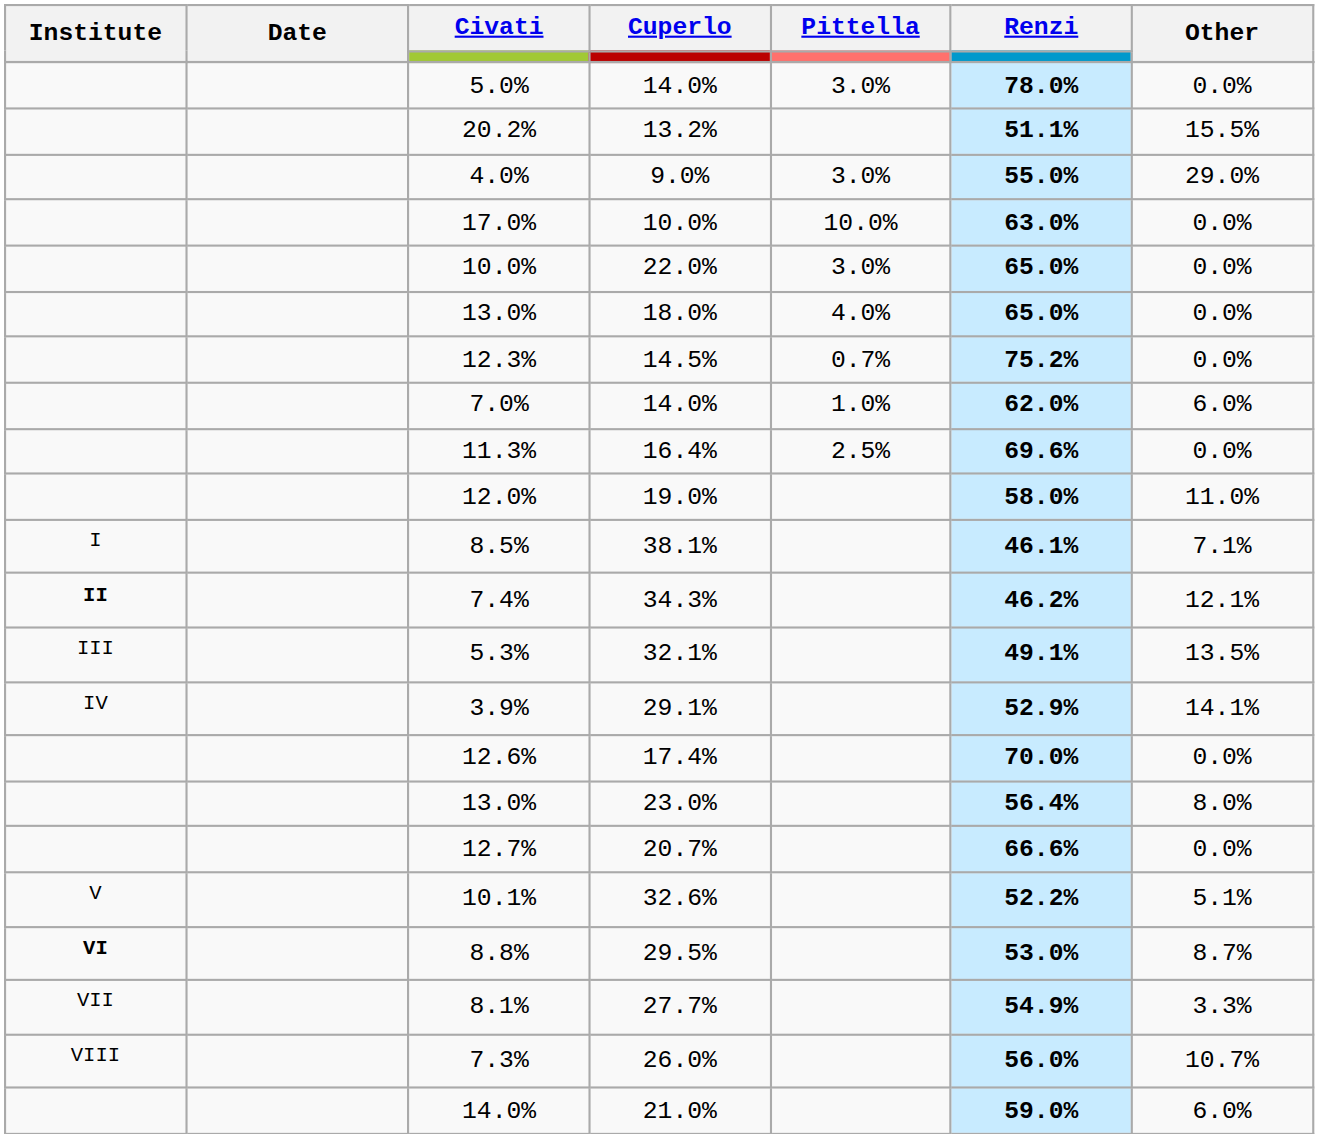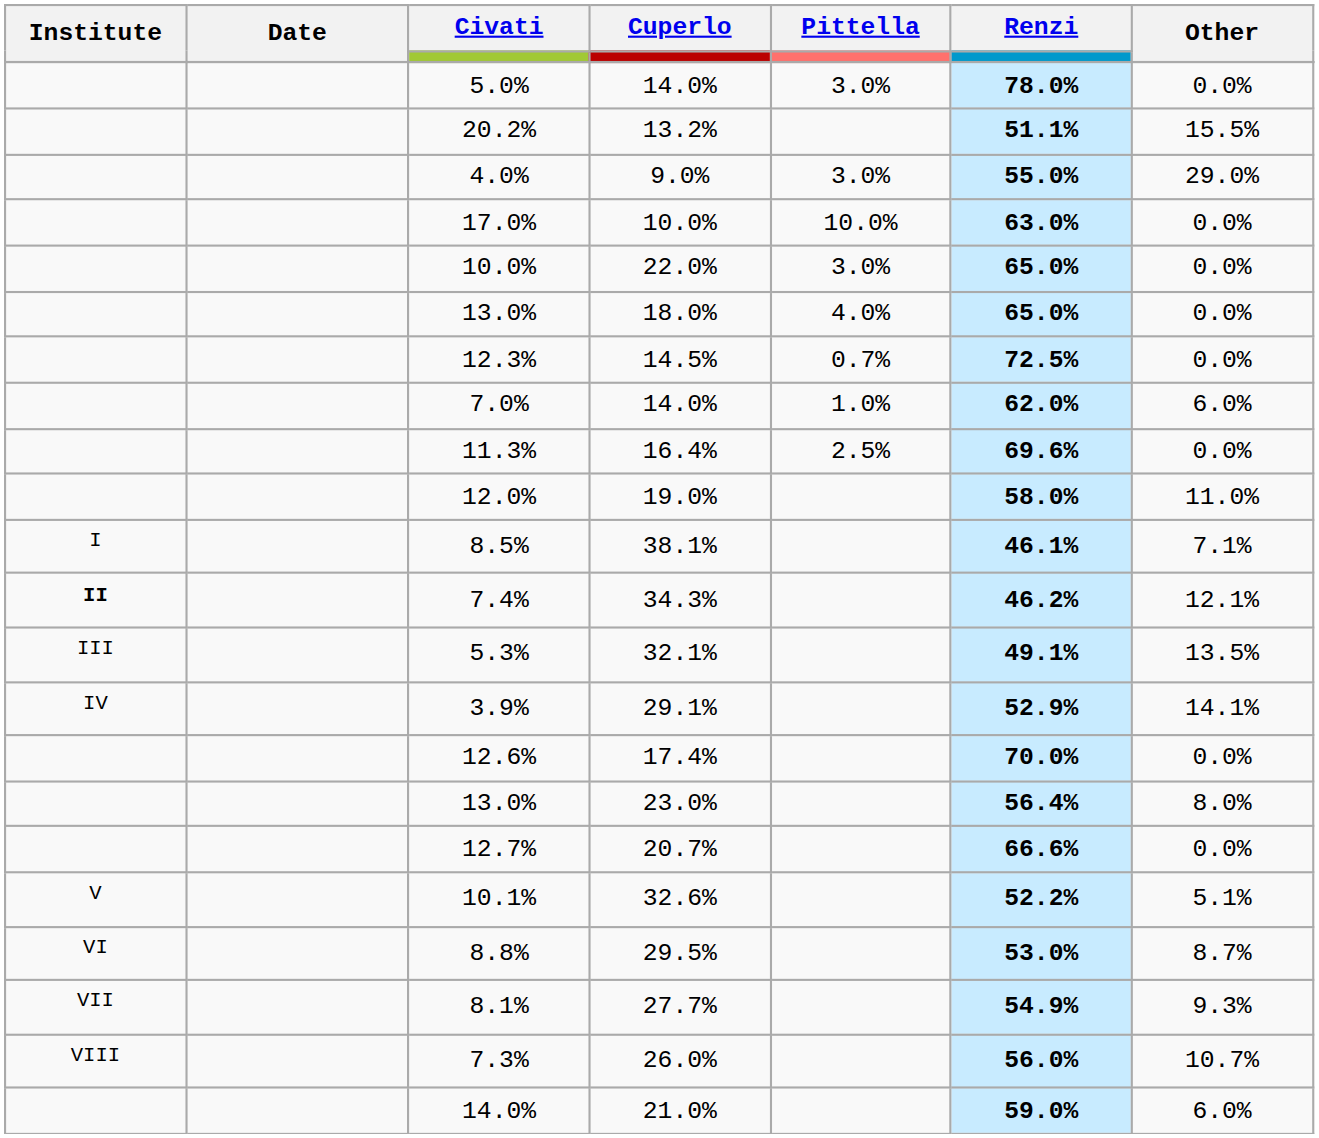(1041, 359) 75.2% -> (1041, 359) 72.5%
(95, 954) bold -> (95, 948) normal
(1222, 1007) 3.3% -> (1222, 1007) 9.3%
